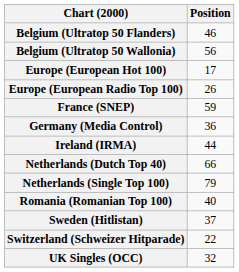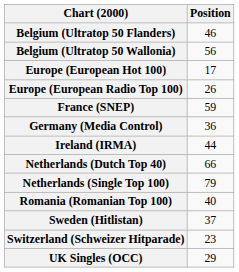(210, 239) 22 -> (210, 239) 23
(210, 257) 32 -> (210, 257) 29
